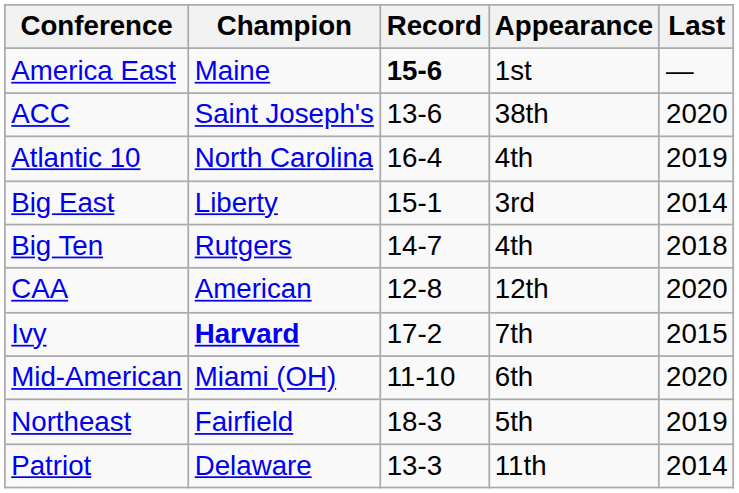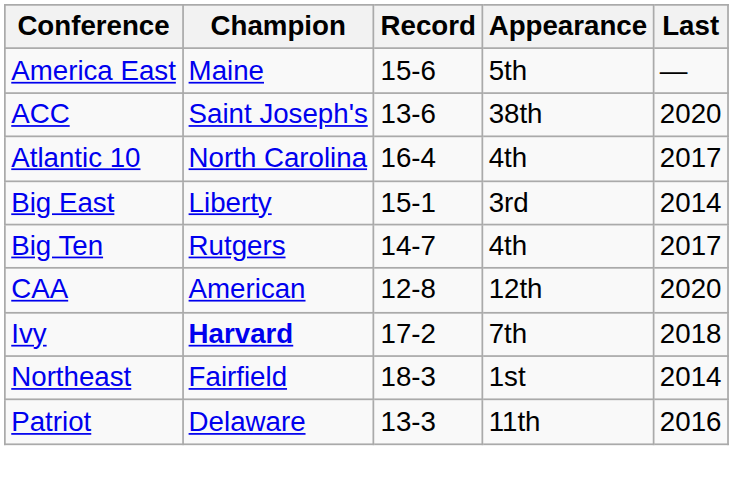(414, 70) bold -> (408, 70) normal
(513, 70) 1st -> (508, 70) 5th
(697, 158) 2019 -> (691, 158) 2017
(697, 245) 2018 -> (691, 245) 2017
(697, 333) 2015 -> (691, 333) 2018
- row: (97, 377)
(514, 421) 5th -> (507, 377) 1st
(697, 421) 2019 -> (691, 377) 2014
(697, 465) 2014 -> (691, 421) 2016
